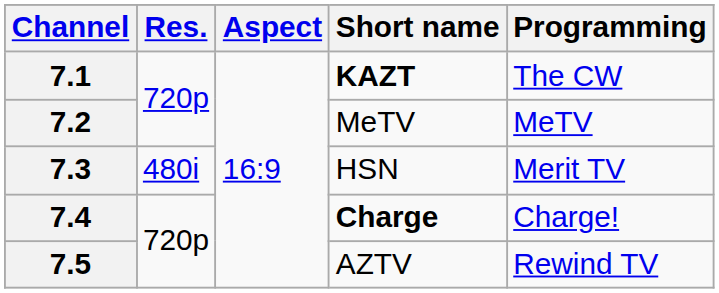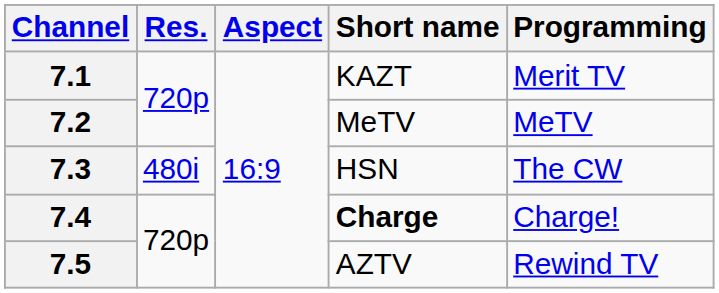(375, 75) bold -> (374, 75) normal
(568, 75) The CW -> (569, 75) Merit TV
(569, 169) Merit TV -> (568, 169) The CW
